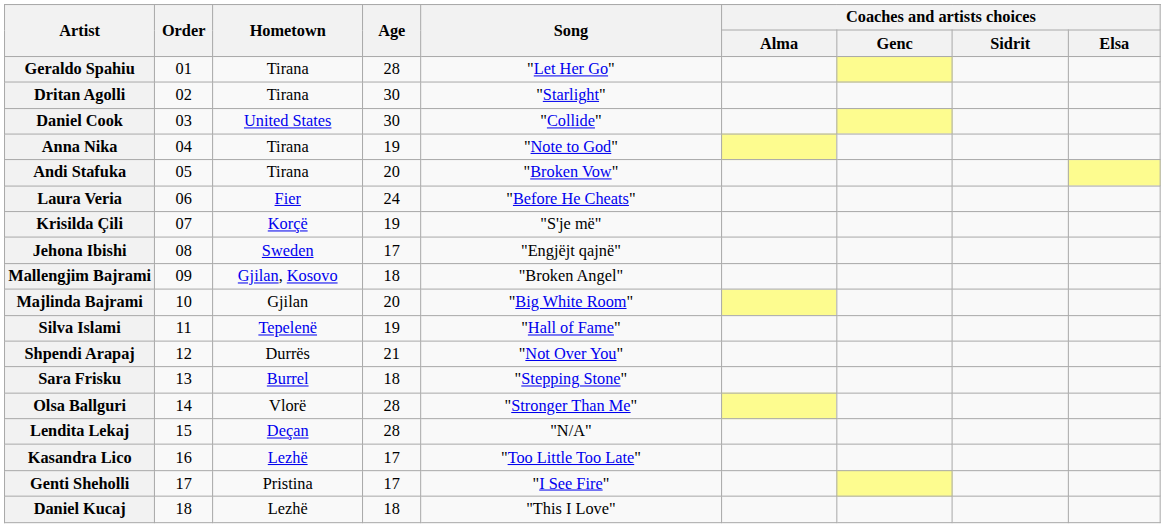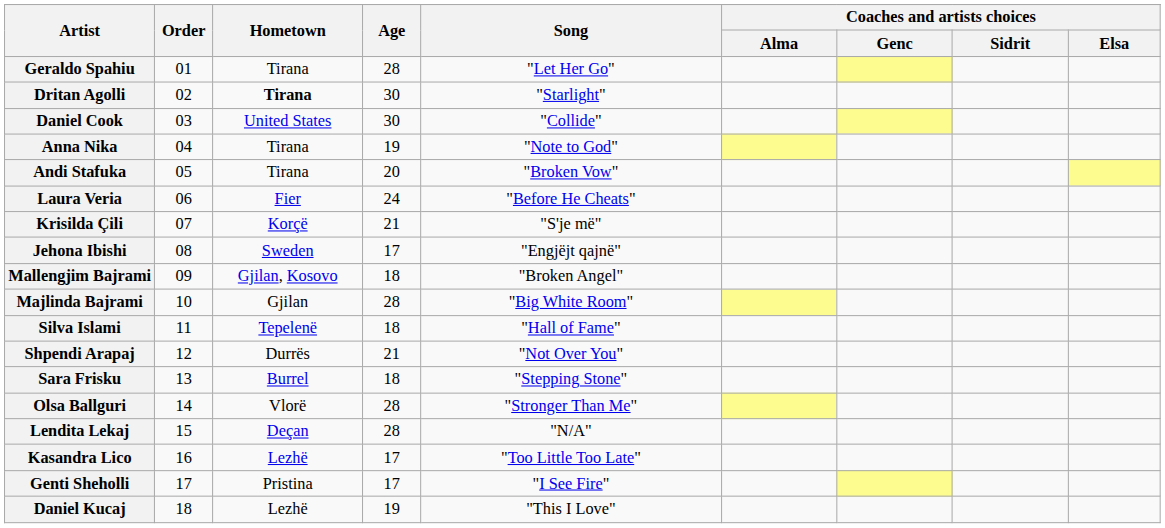(288, 95) normal -> (288, 95) bold
(392, 224) 19 -> (392, 224) 21
(392, 302) 20 -> (392, 302) 28
(392, 328) 19 -> (392, 328) 18
(392, 509) 18 -> (392, 509) 19
